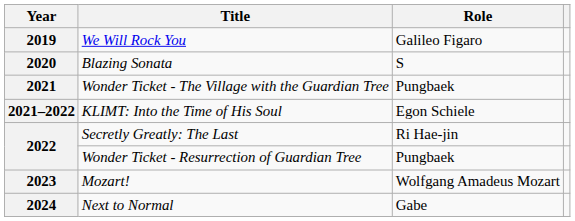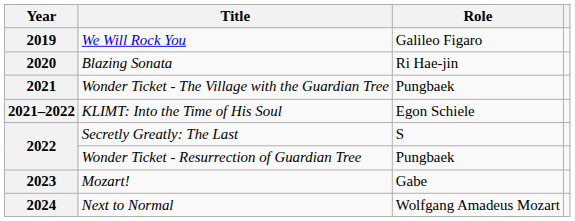(400, 63) S -> (427, 63) Ri Hae-jin
(427, 134) Ri Hae-jin -> (400, 134) S
(478, 181) Wolfgang Amadeus Mozart -> (411, 181) Gabe
(411, 205) Gabe -> (478, 205) Wolfgang Amadeus Mozart
